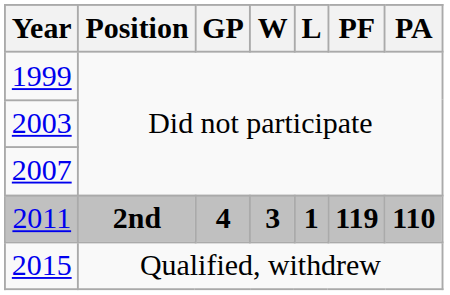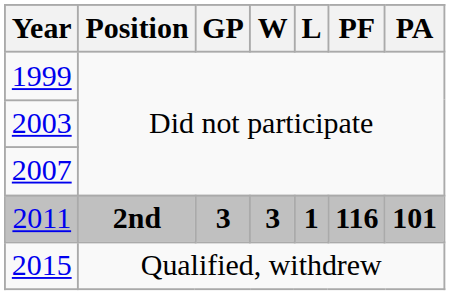(223, 218) 4 -> (223, 218) 3
(357, 218) 119 -> (357, 218) 116
(414, 218) 110 -> (415, 218) 101
